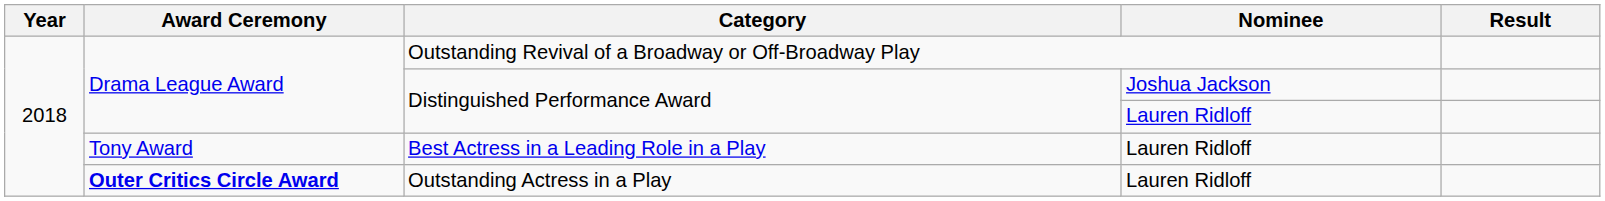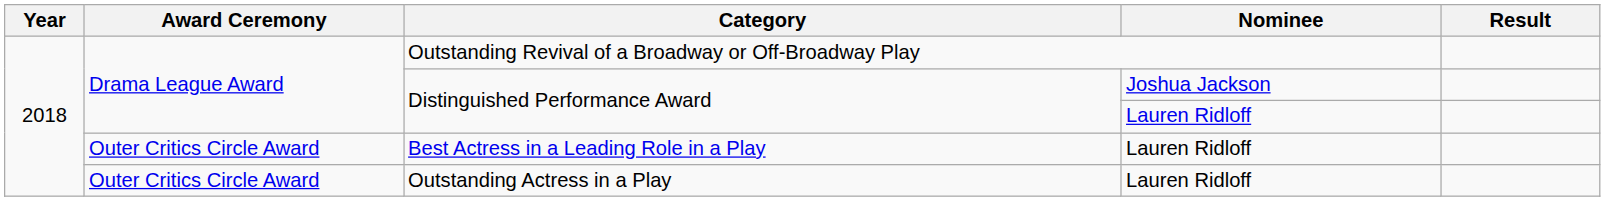(141, 148) Tony Award -> (204, 148) Outer Critics Circle Award
(214, 180) bold -> (204, 180) normal
